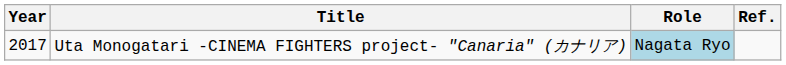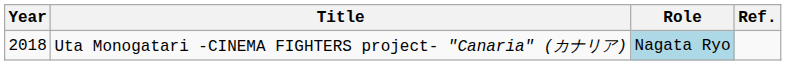(28, 46) 2017 -> (28, 46) 2018
